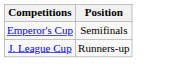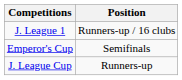+ row: (40, 30)
